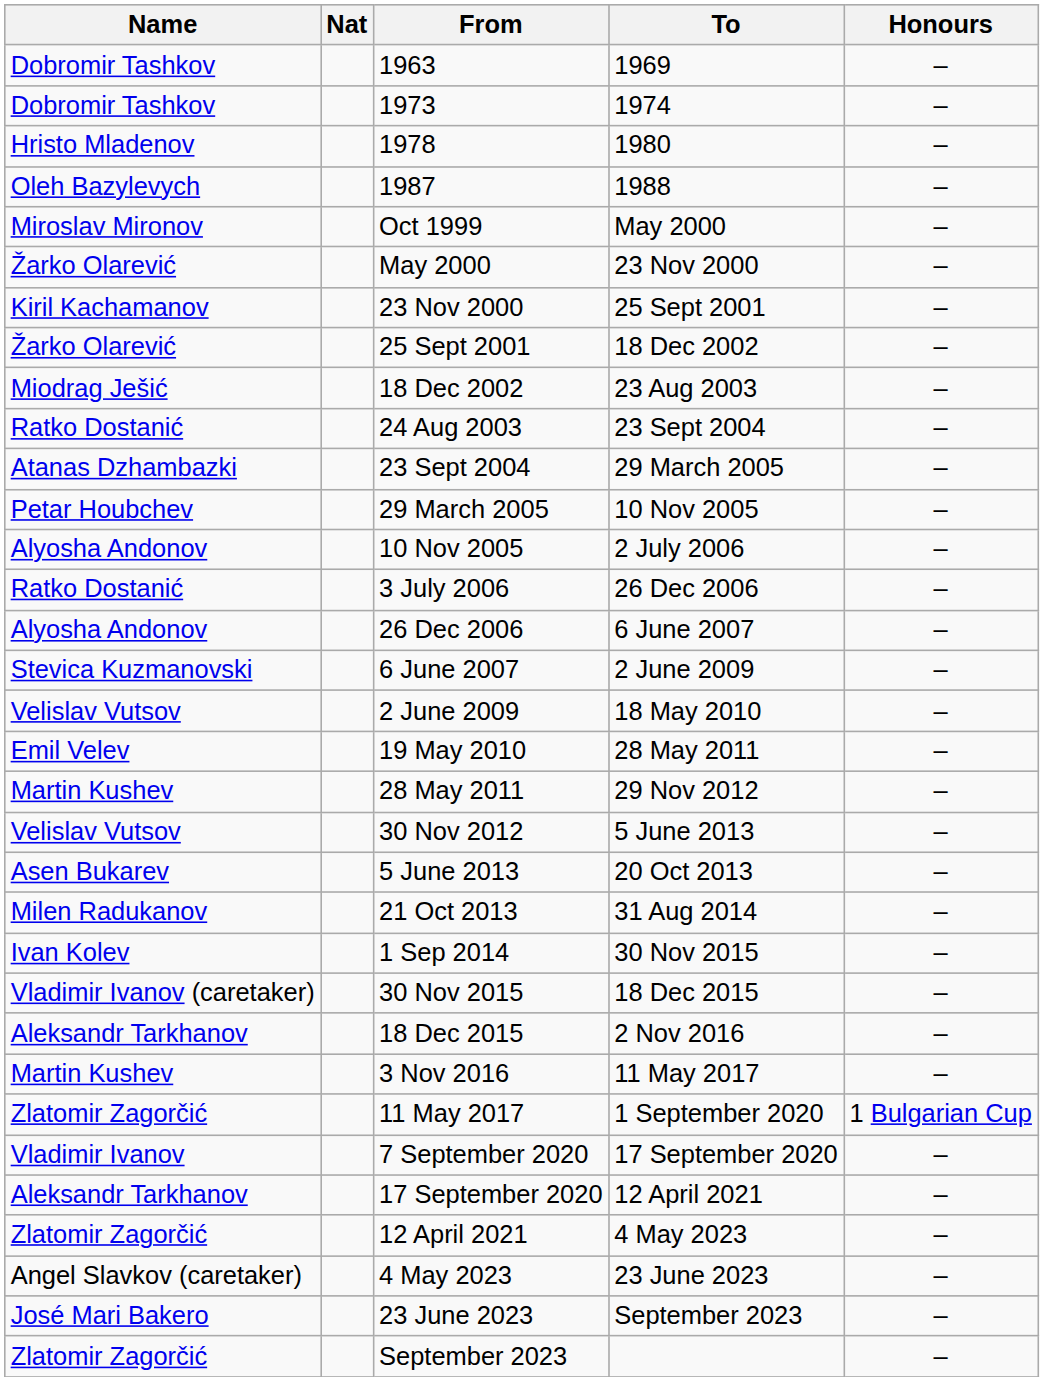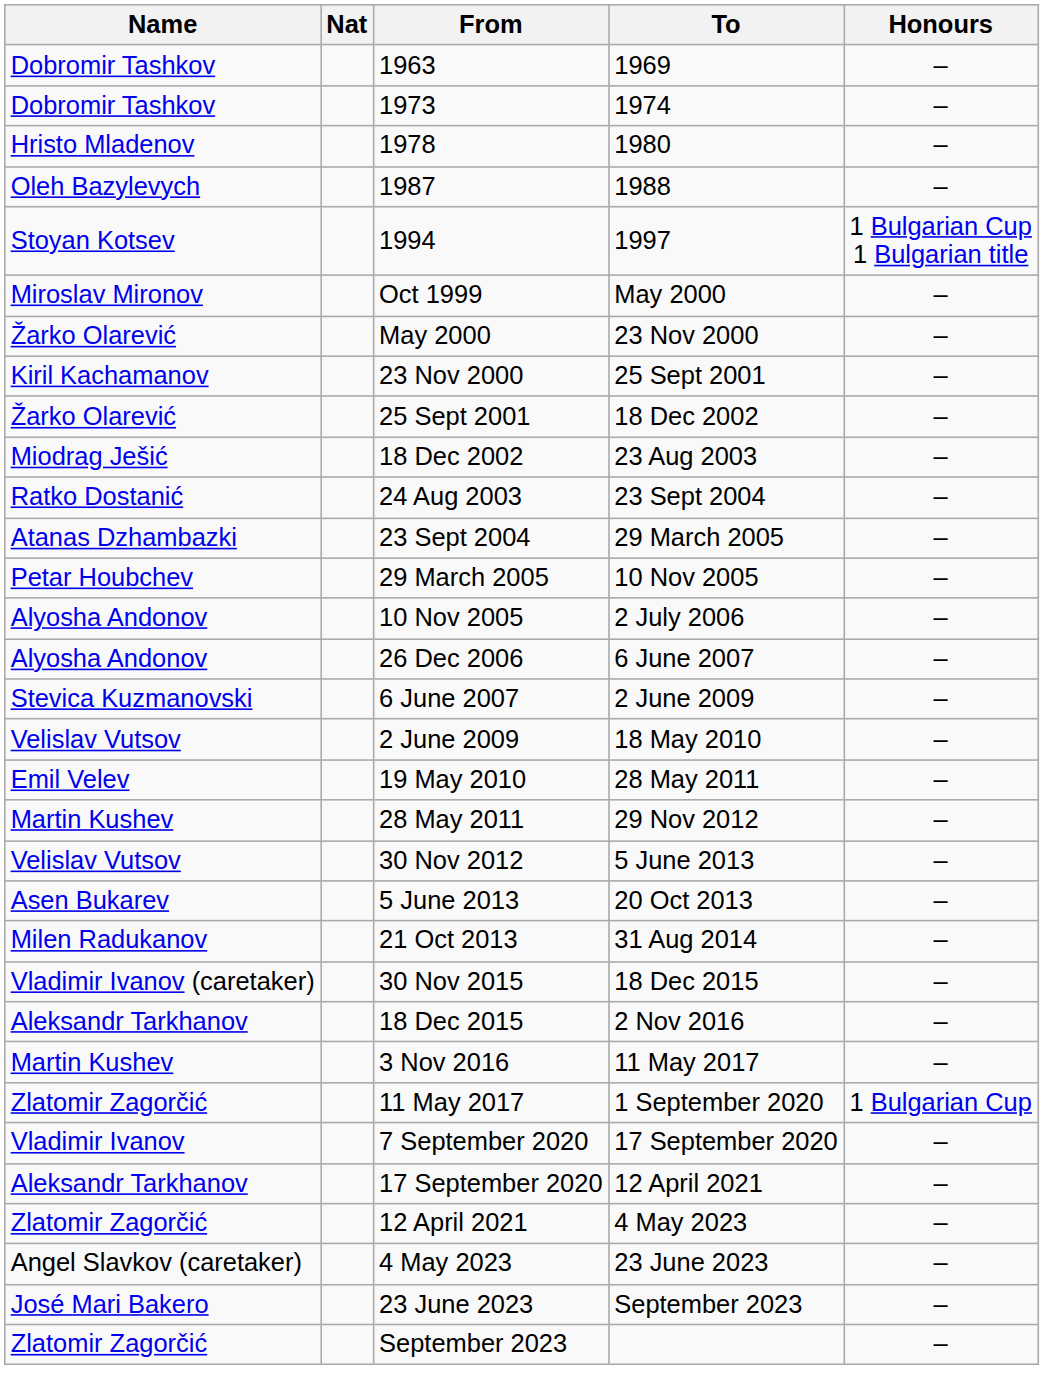+ row: (407, 240)
- row: (444, 589)
- row: (444, 952)
